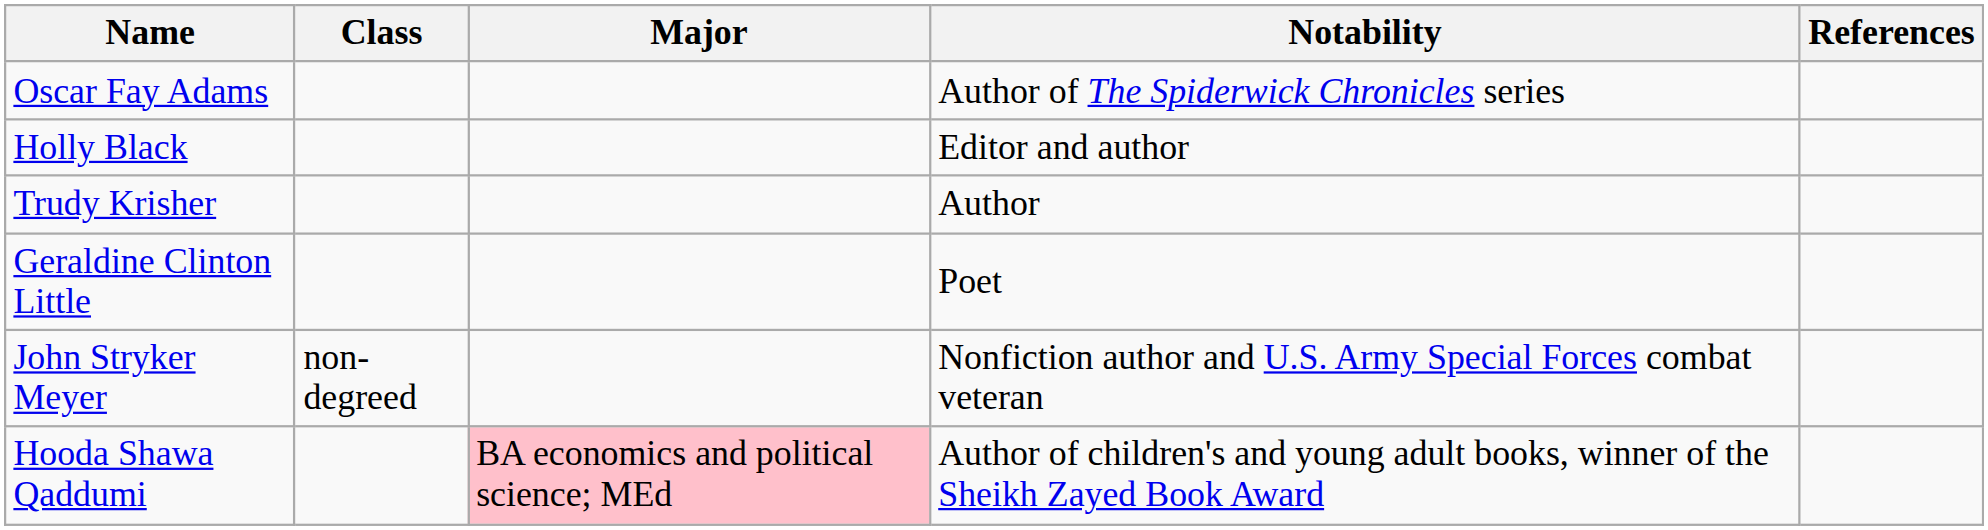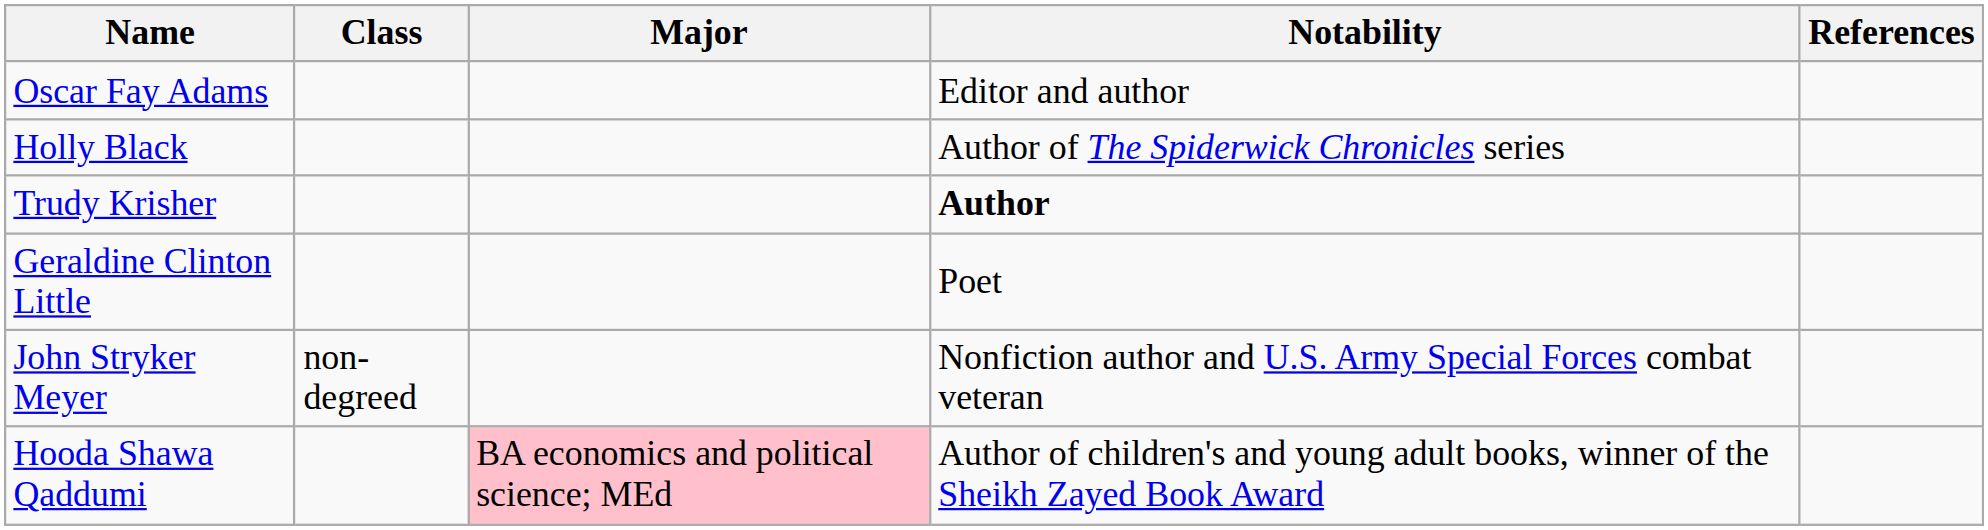(1252, 89) Author of The Spiderwick Chronicles series -> (1064, 89) Editor and author
(1064, 146) Editor and author -> (1252, 146) Author of The Spiderwick Chronicles series
(989, 203) normal -> (994, 203) bold
